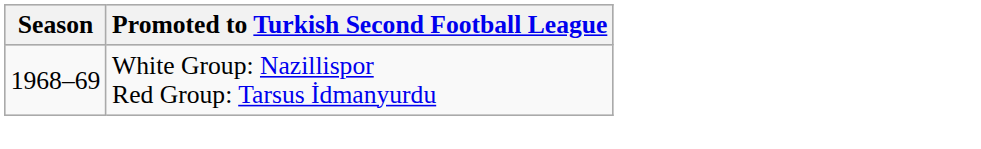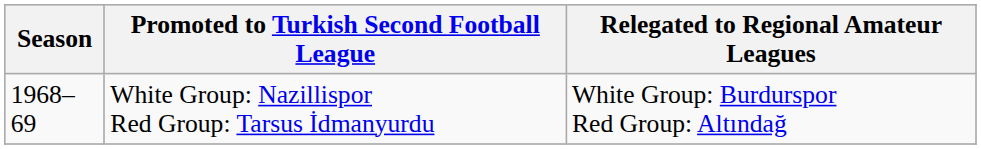+ column: (771, 39)
